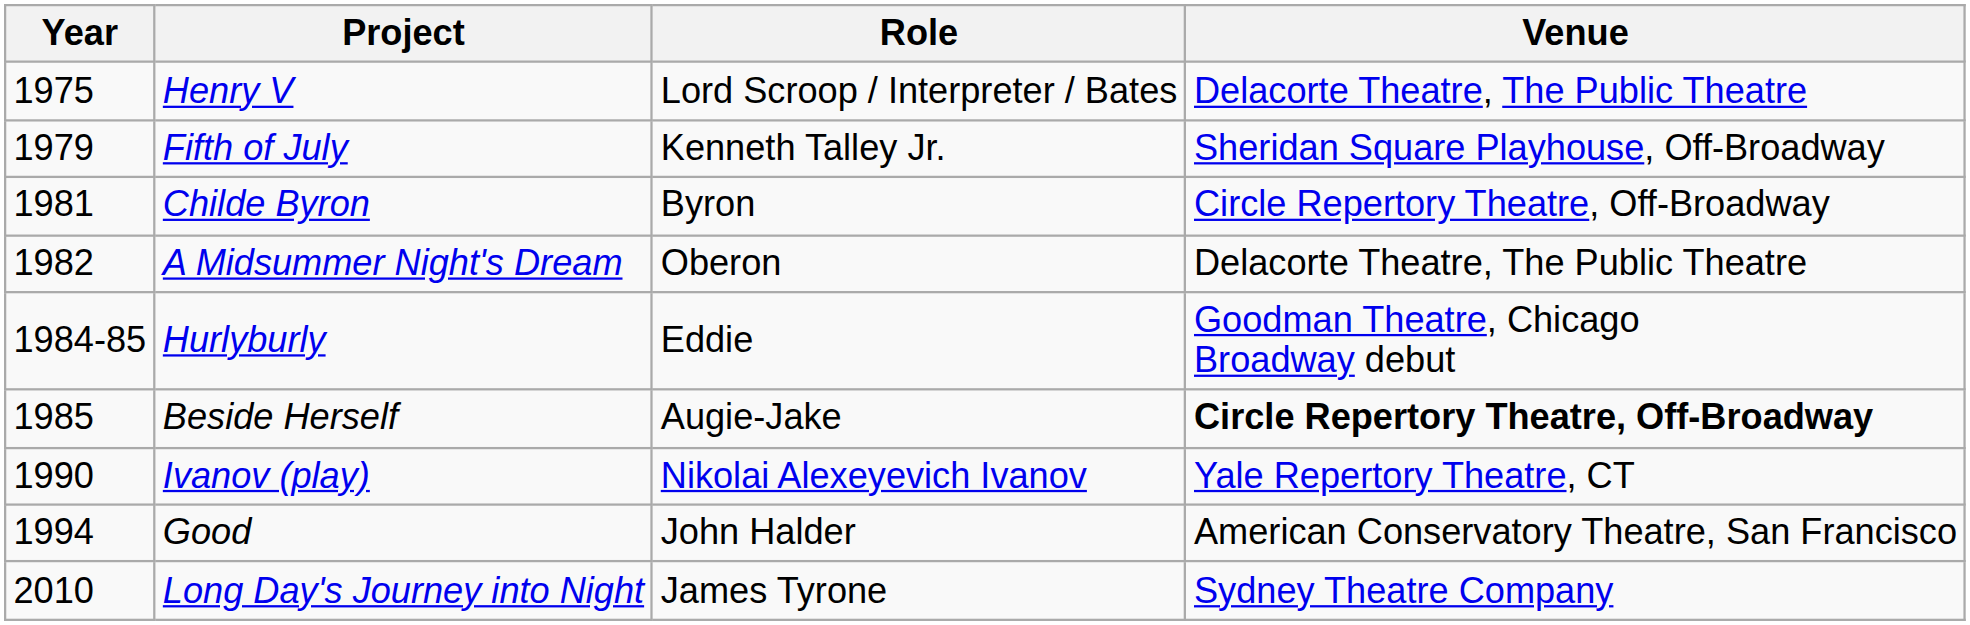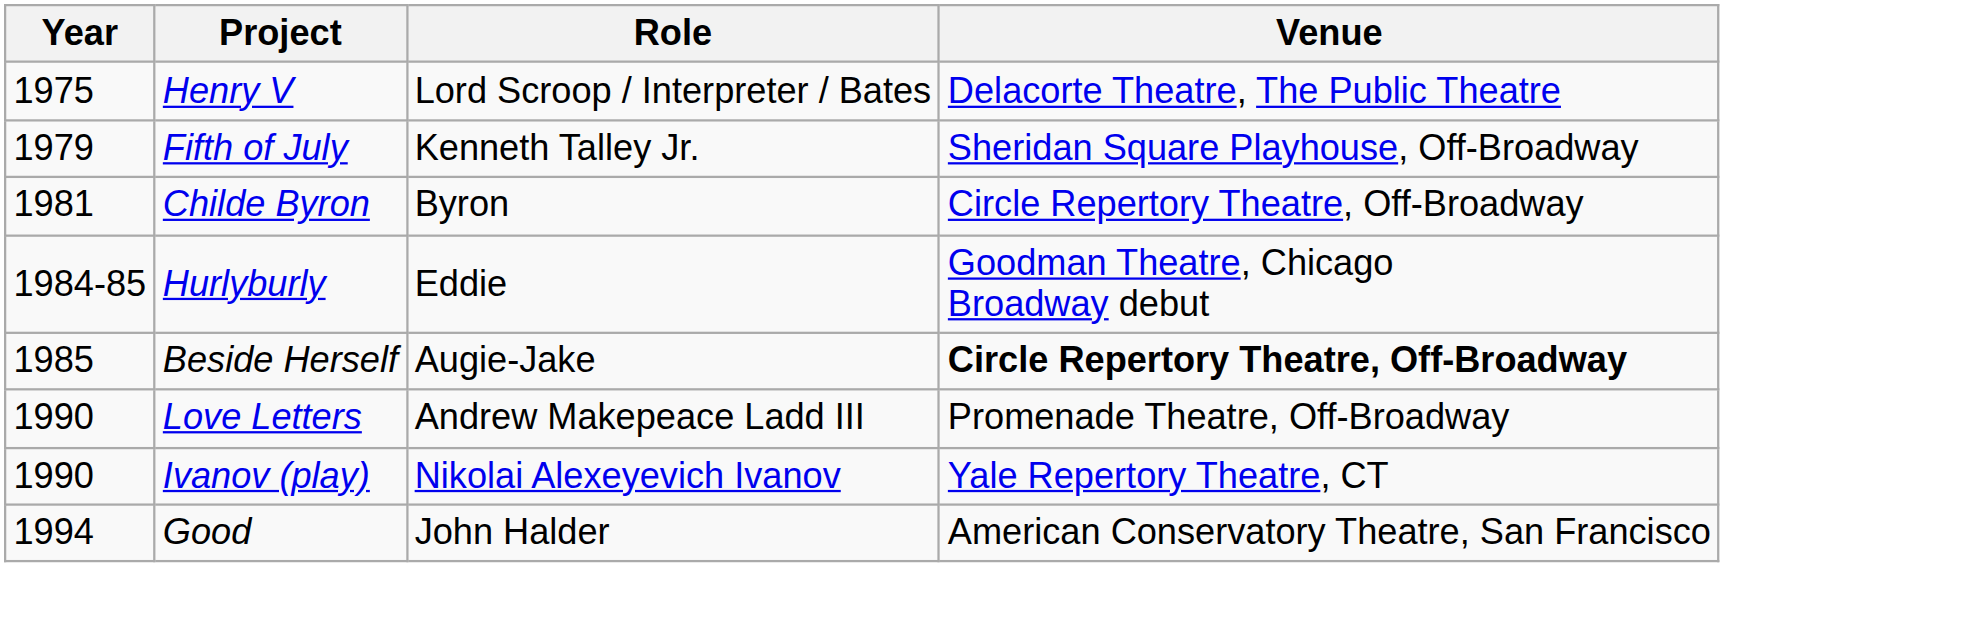- row: (393, 262)
+ row: (262, 417)
- row: (403, 589)
